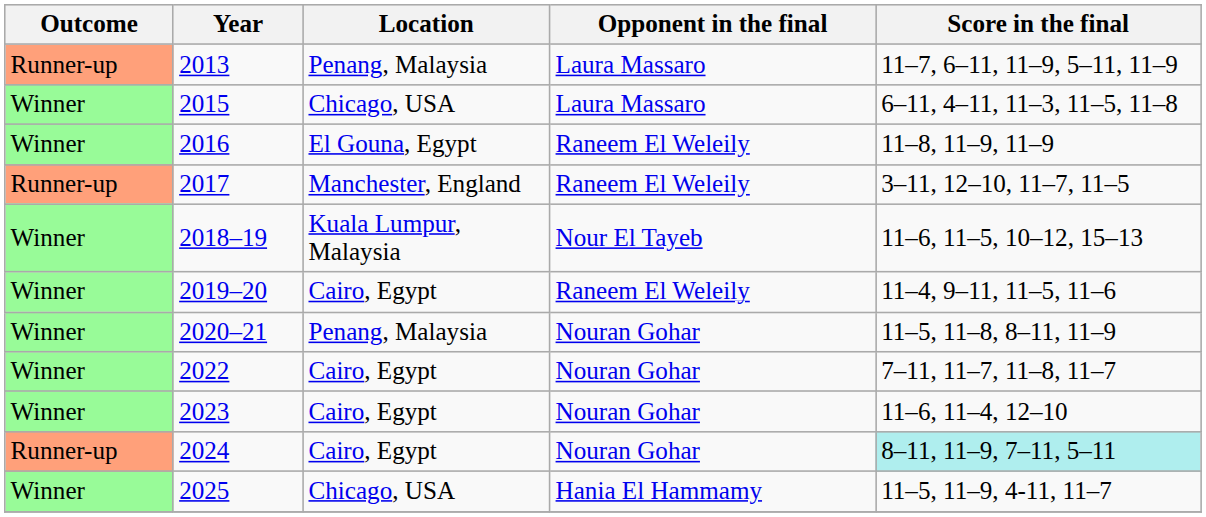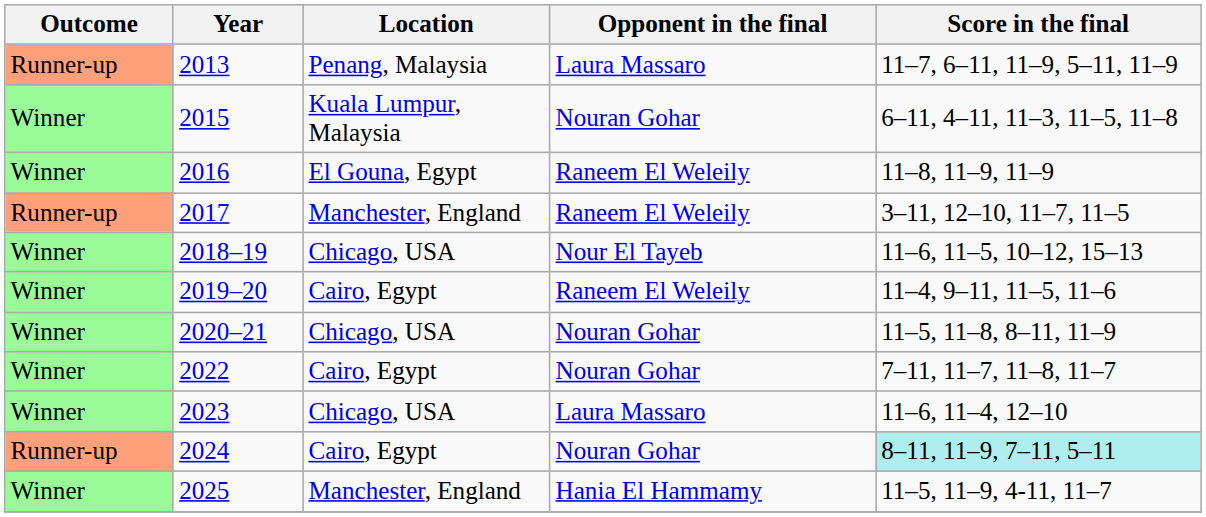(382, 104) Chicago, USA -> (385, 118) Kuala Lumpur, Malaysia
(631, 104) Laura Massaro -> (628, 118) Nouran Gohar
(385, 237) Kuala Lumpur, Malaysia -> (382, 251) Chicago, USA
(398, 331) Penang, Malaysia -> (382, 331) Chicago, USA
(373, 411) Cairo, Egypt -> (382, 411) Chicago, USA
(628, 411) Nouran Gohar -> (631, 411) Laura Massaro
(382, 490) Chicago, USA -> (415, 490) Manchester, England
